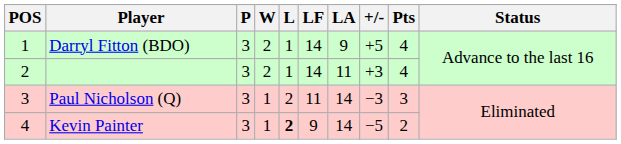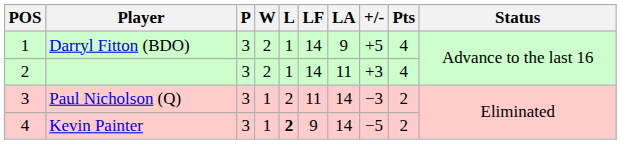(404, 98) 3 -> (404, 98) 2
